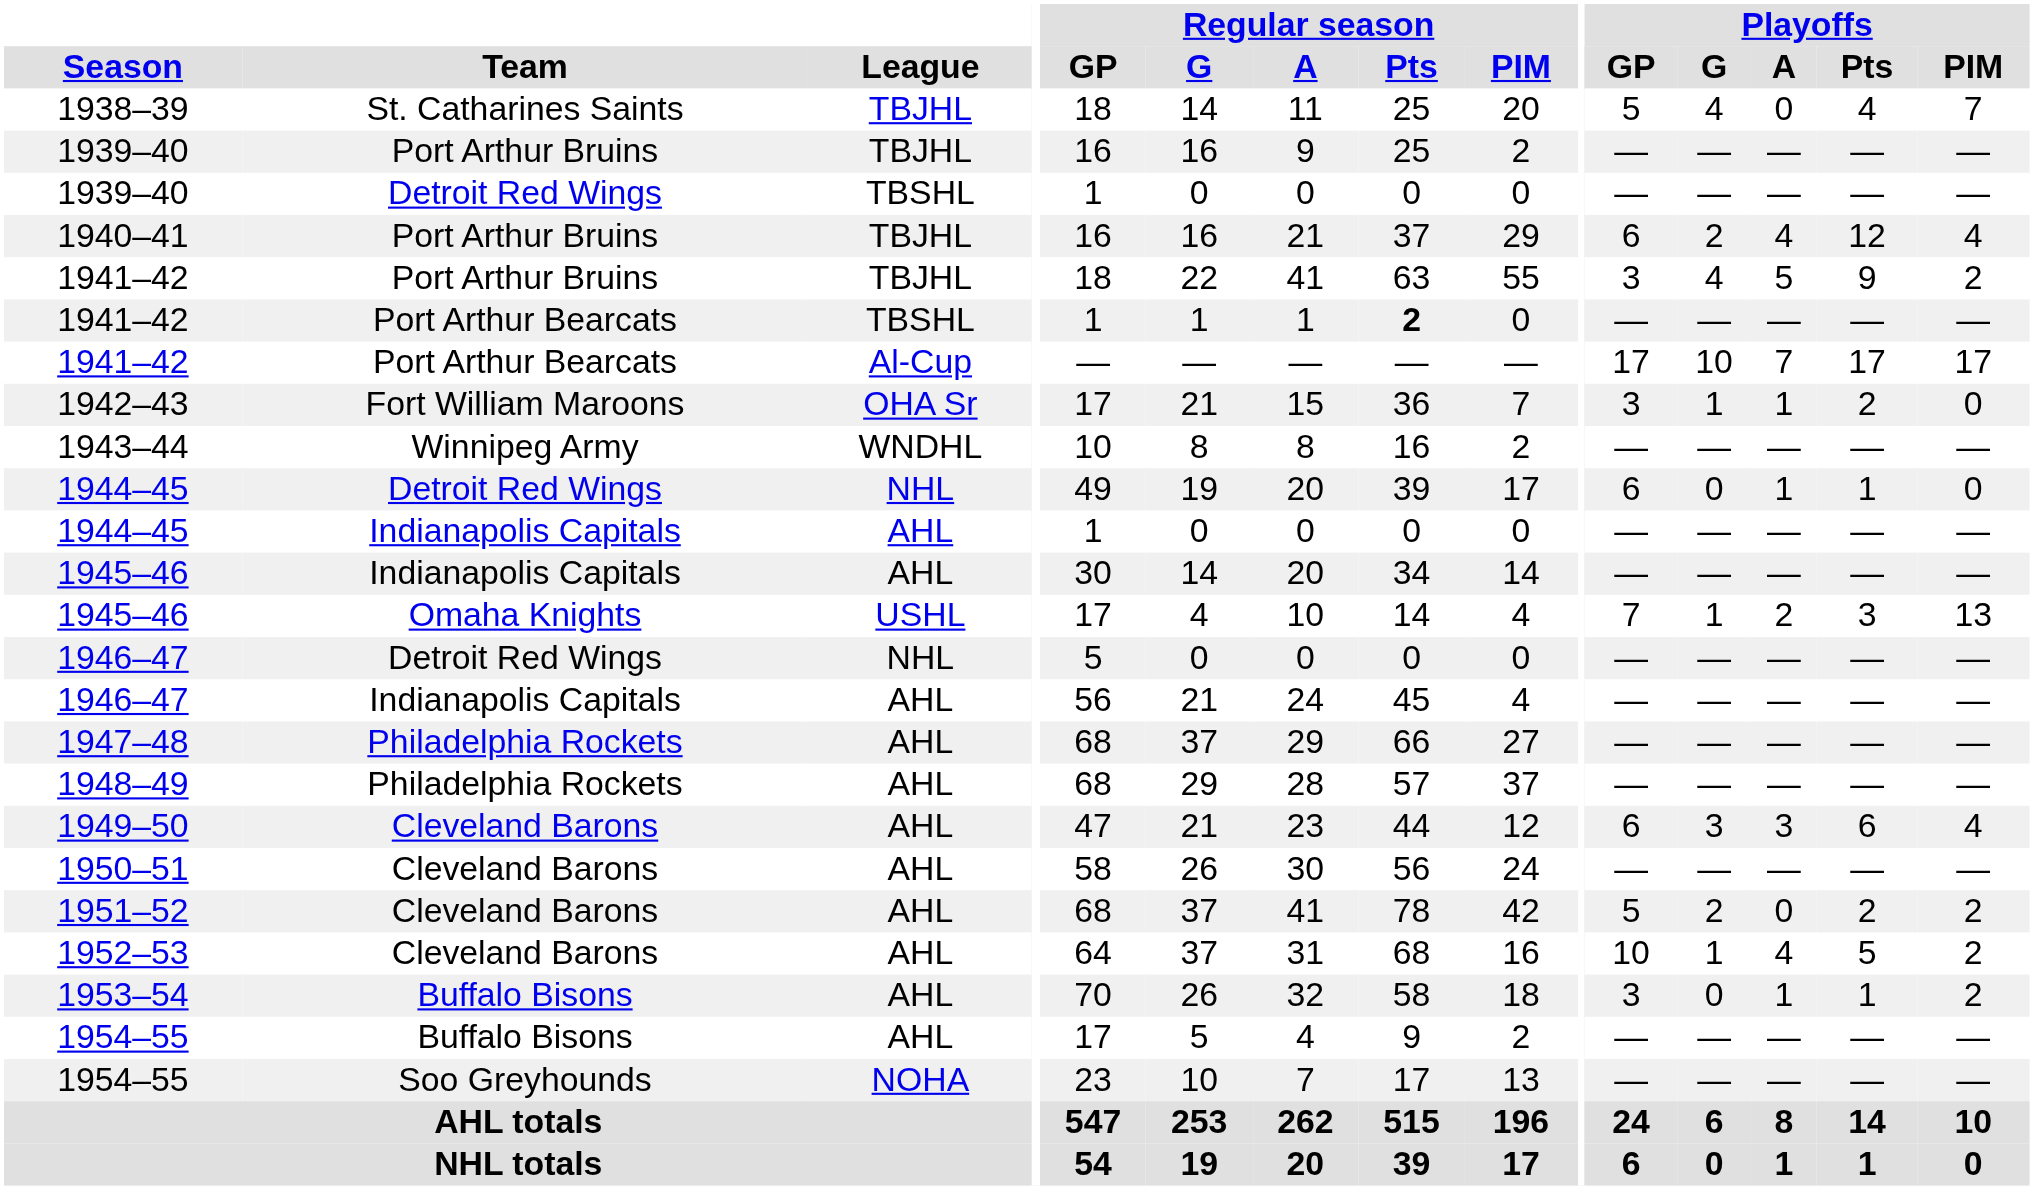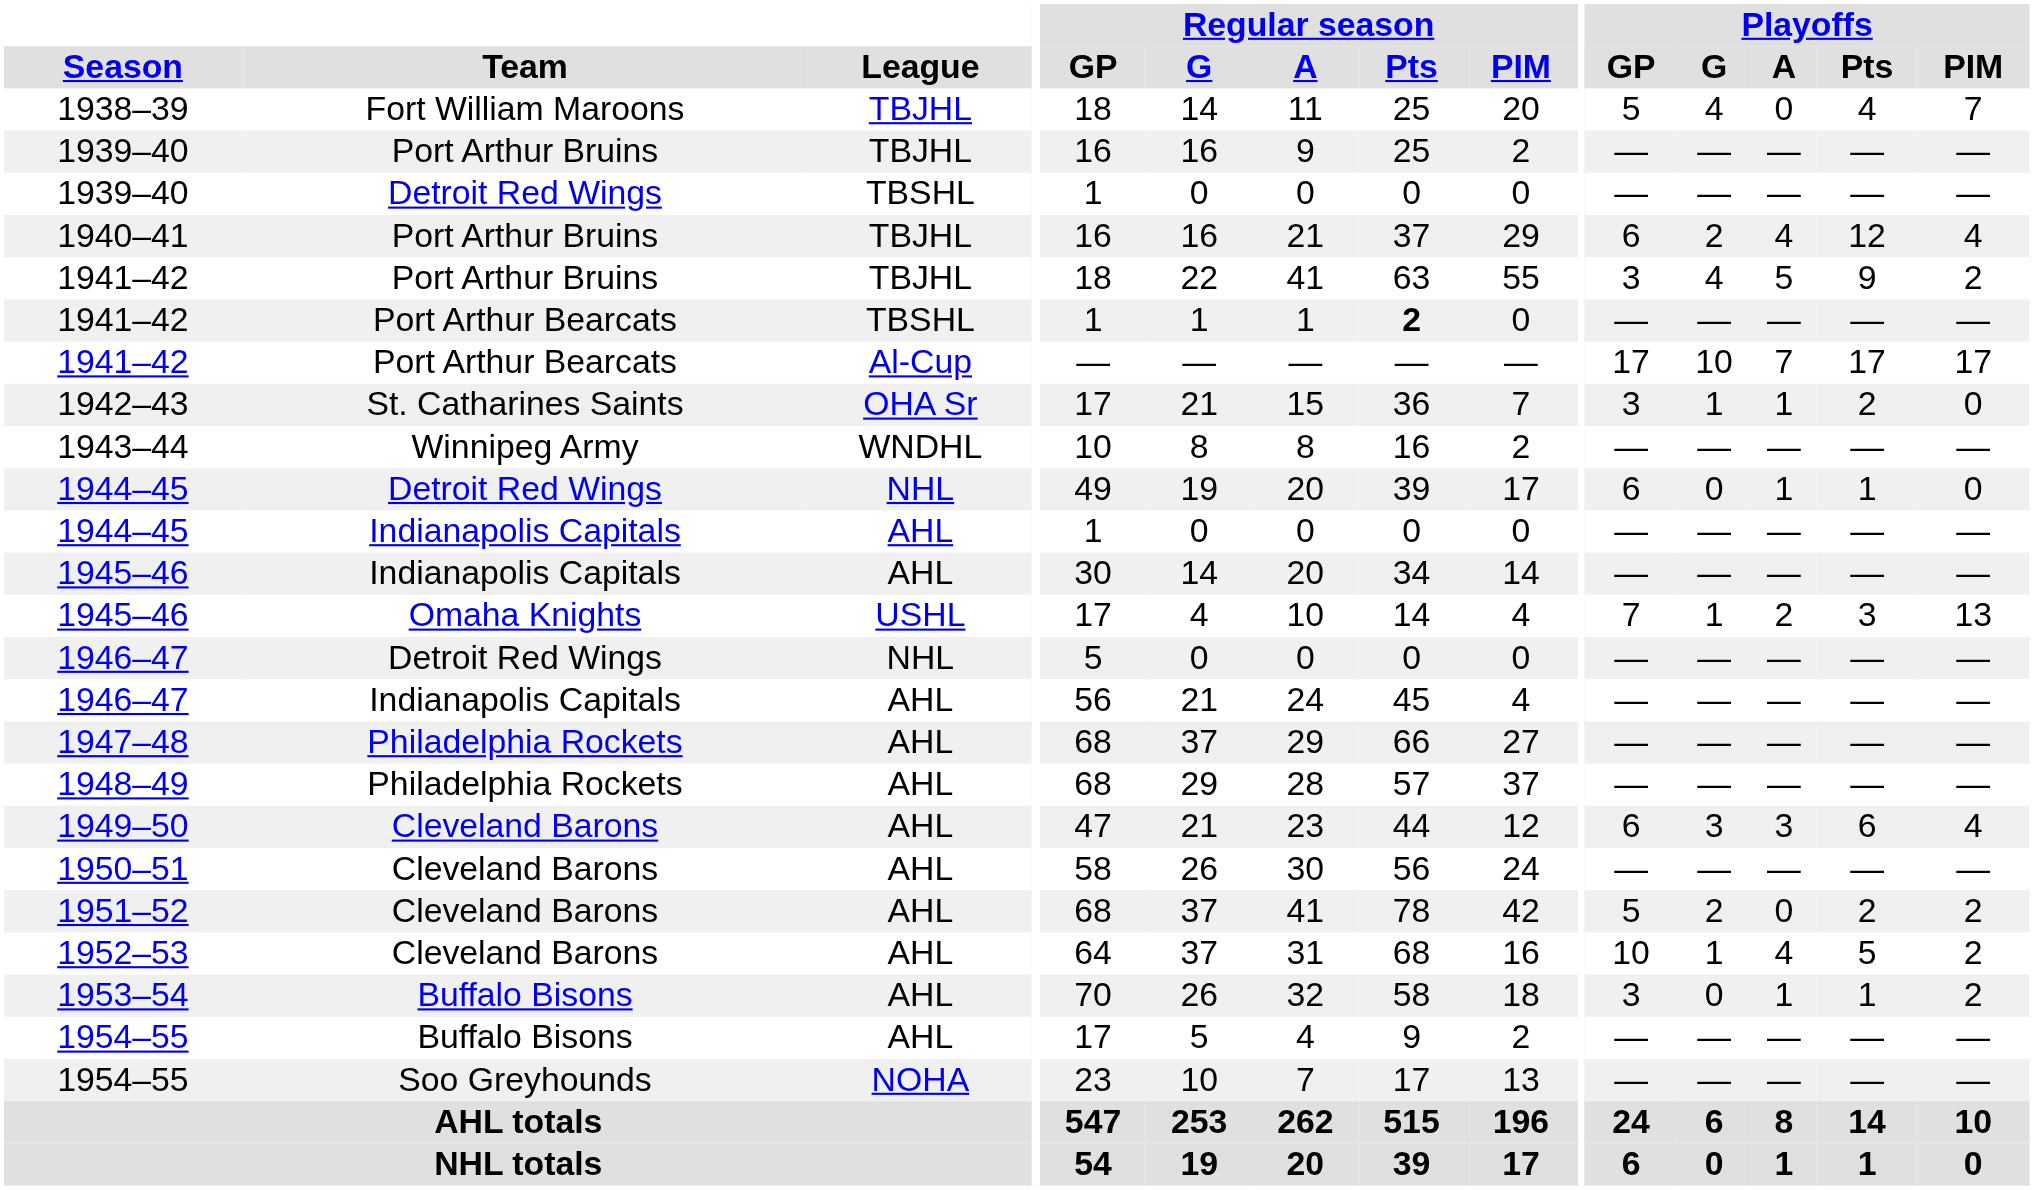(525, 108) St. Catharines Saints -> (525, 108) Fort William Maroons
(525, 404) Fort William Maroons -> (525, 404) St. Catharines Saints
